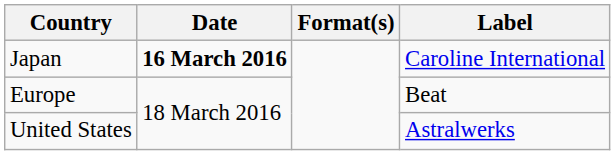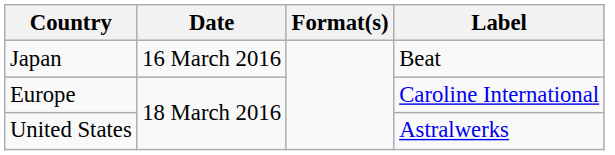(215, 58) bold -> (212, 58) normal
(505, 58) Caroline International -> (420, 58) Beat
(426, 94) Beat -> (499, 94) Caroline International
